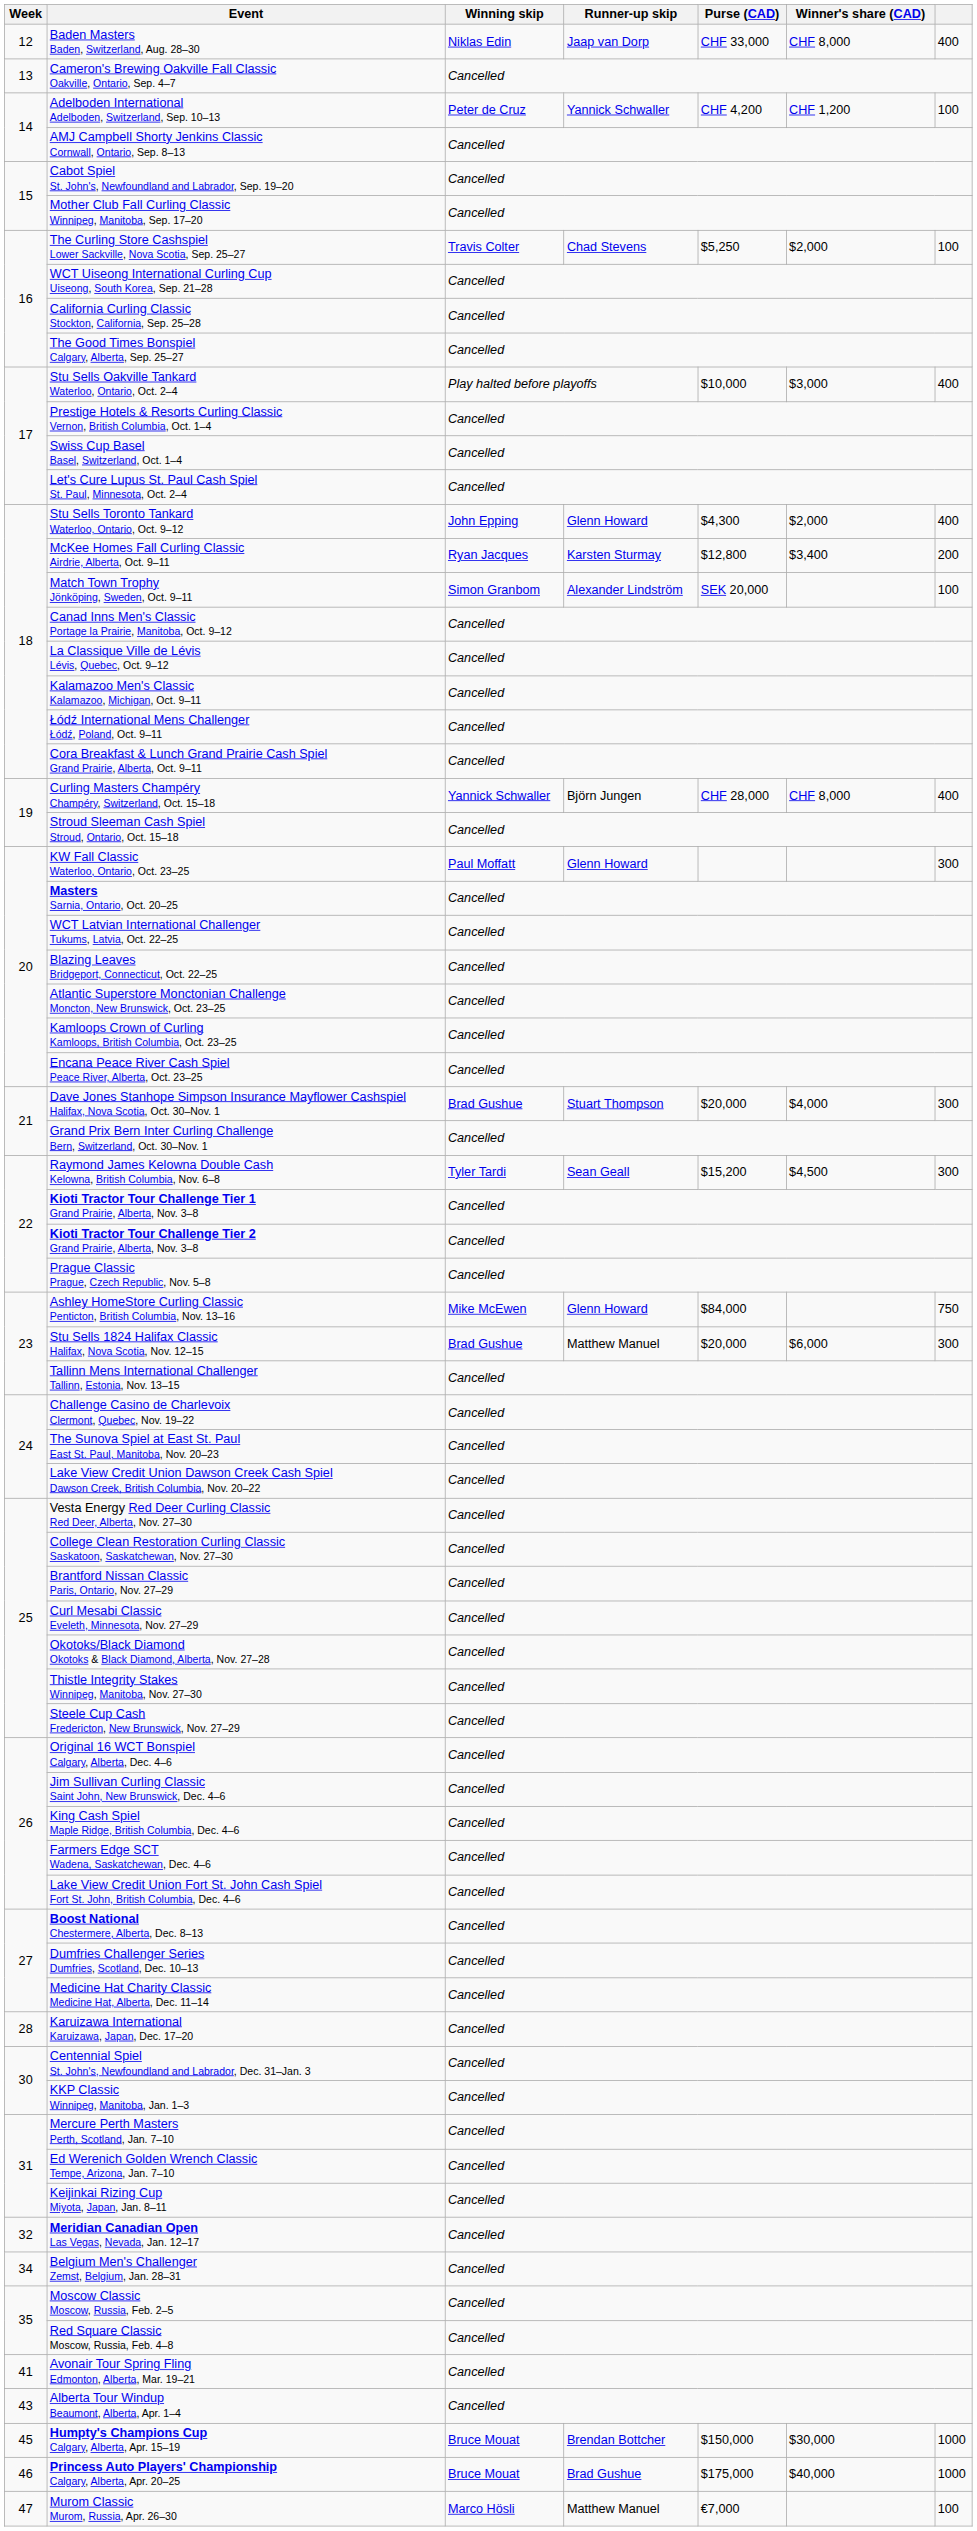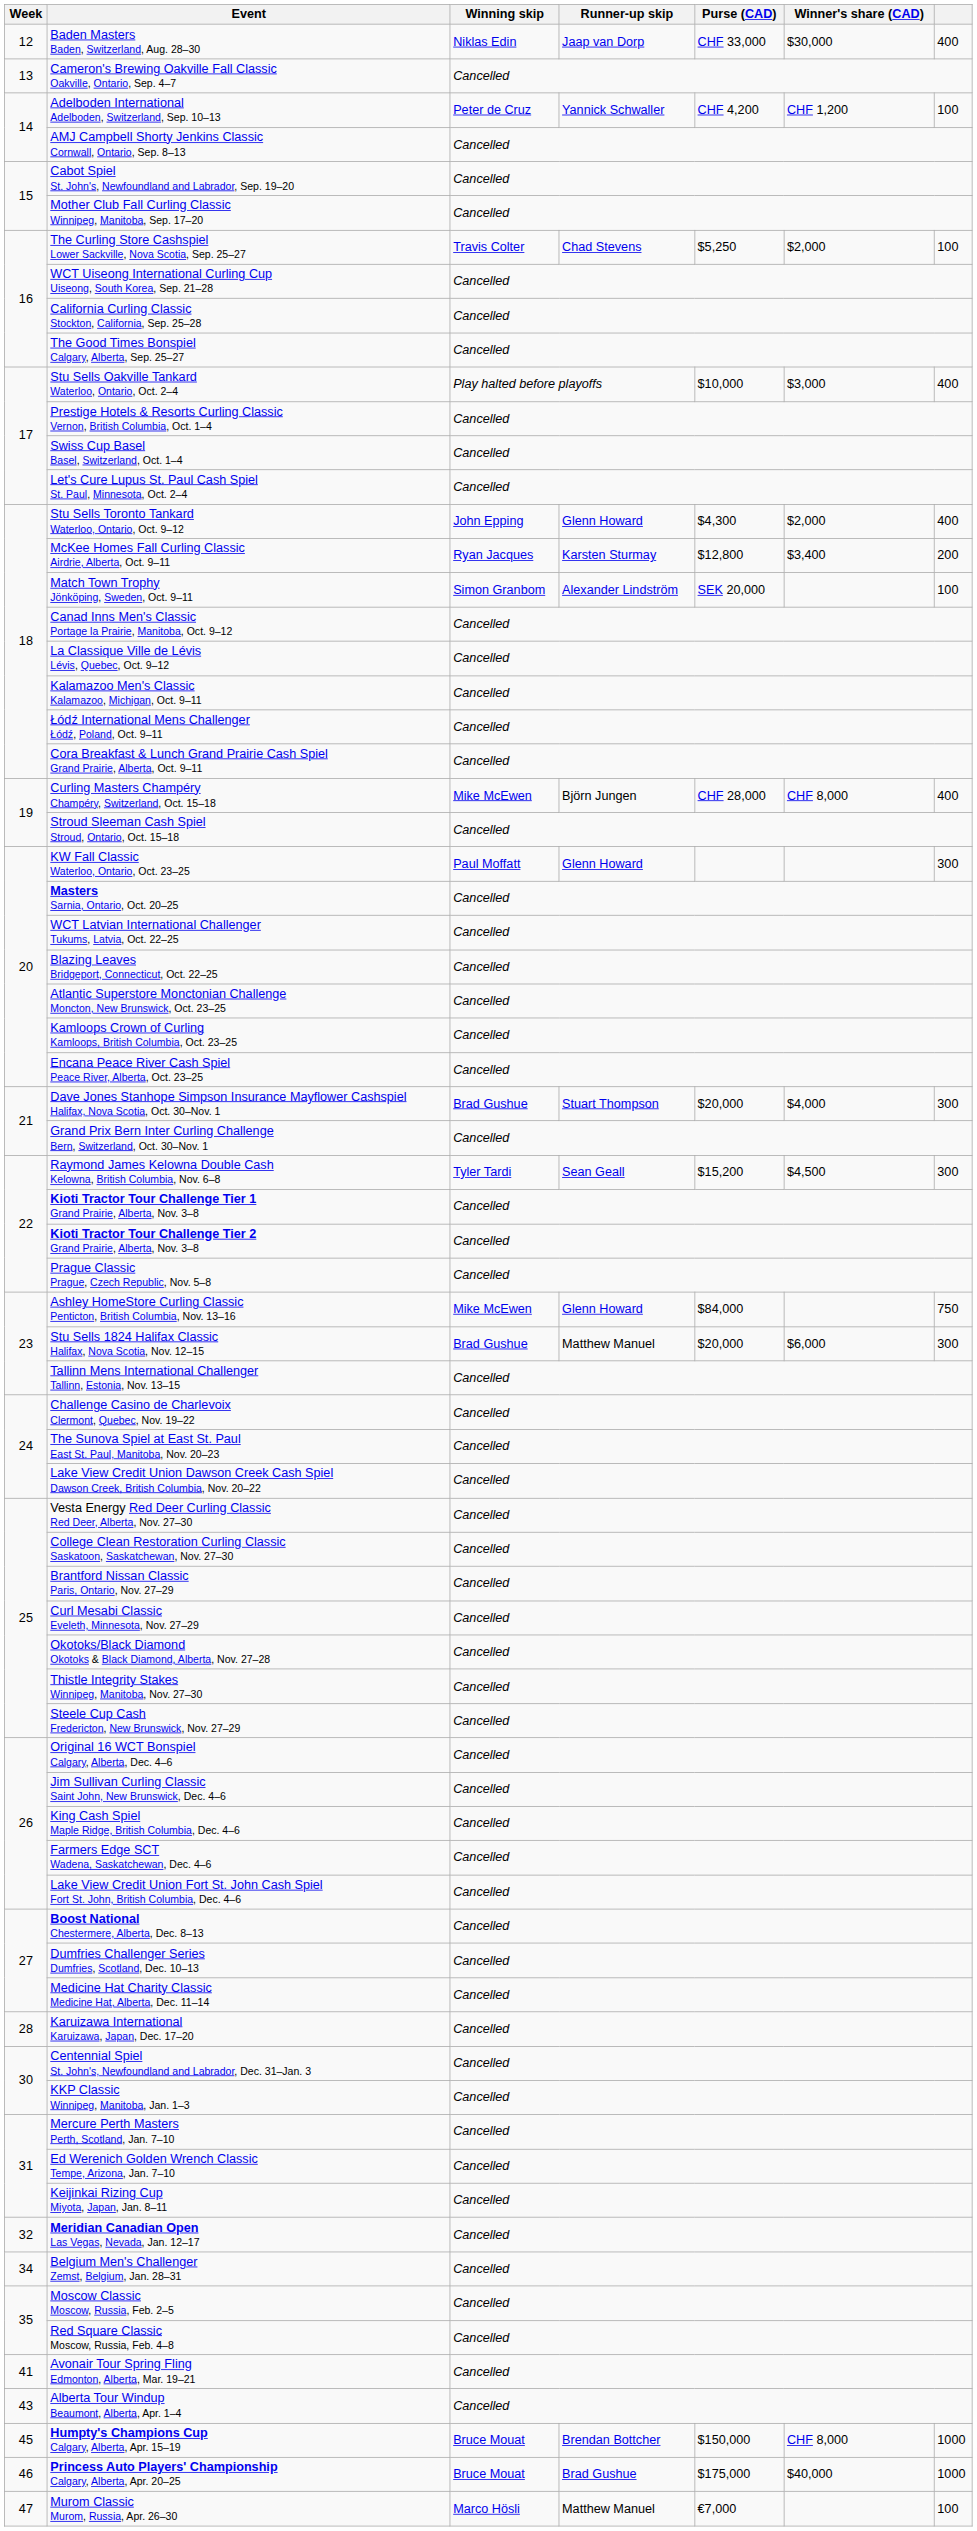(820, 41) CHF 8,000 -> (810, 41) $30,000
(499, 795) Yannick Schwaller -> (493, 795) Mike McEwen
(812, 2440) $30,000 -> (817, 2440) CHF 8,000
